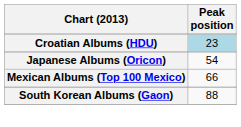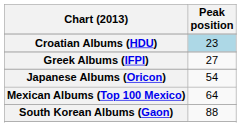+ row: (96, 60)
(212, 78) 66 -> (212, 95) 64
